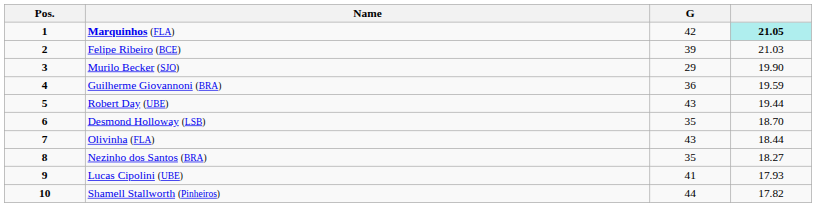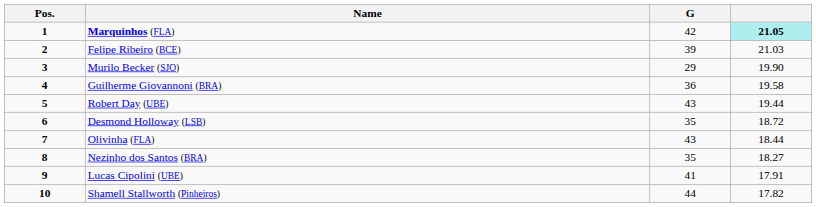(771, 85) 19.59 -> (771, 85) 19.58
(771, 121) 18.70 -> (771, 121) 18.72
(771, 175) 17.93 -> (771, 175) 17.91
